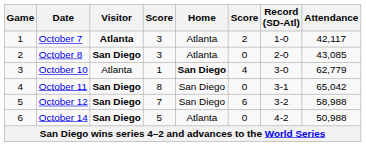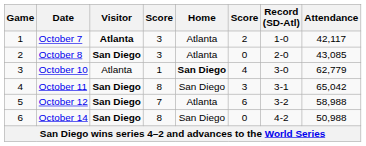(244, 86) 0 -> (244, 86) 3
(202, 102) San Diego -> (202, 102) Atlanta
(159, 117) 5 -> (159, 117) 8
(202, 117) Atlanta -> (202, 117) San Diego
